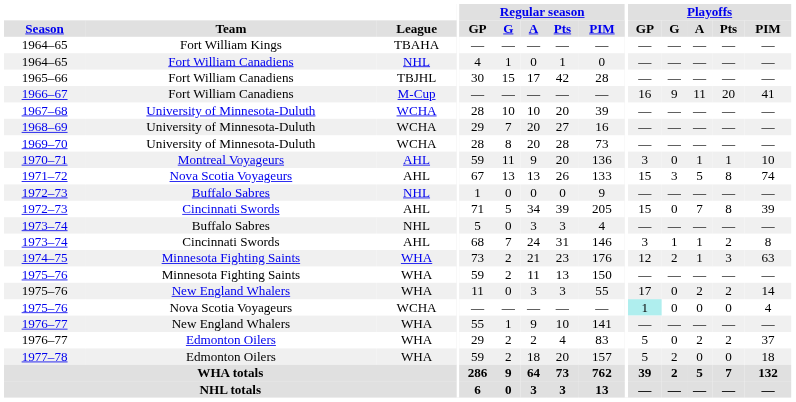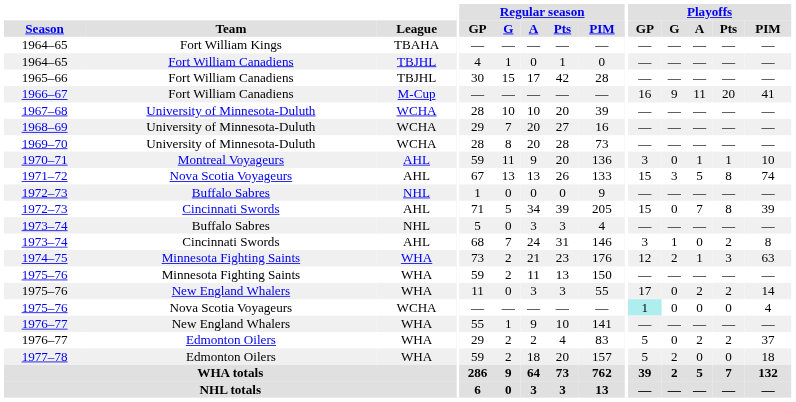(417, 61) NHL -> (417, 61) TBJHL
(700, 241) 1 -> (700, 241) 0
